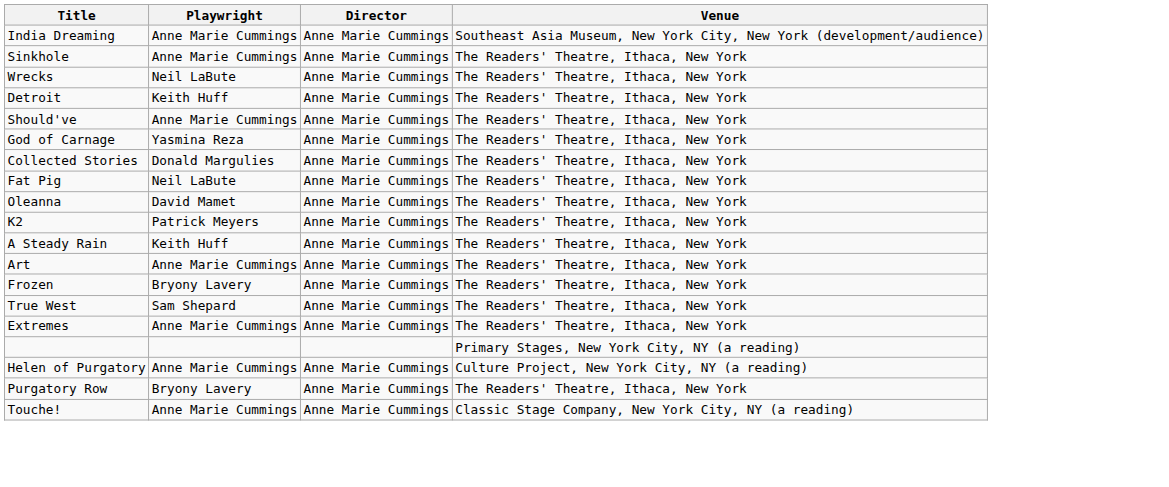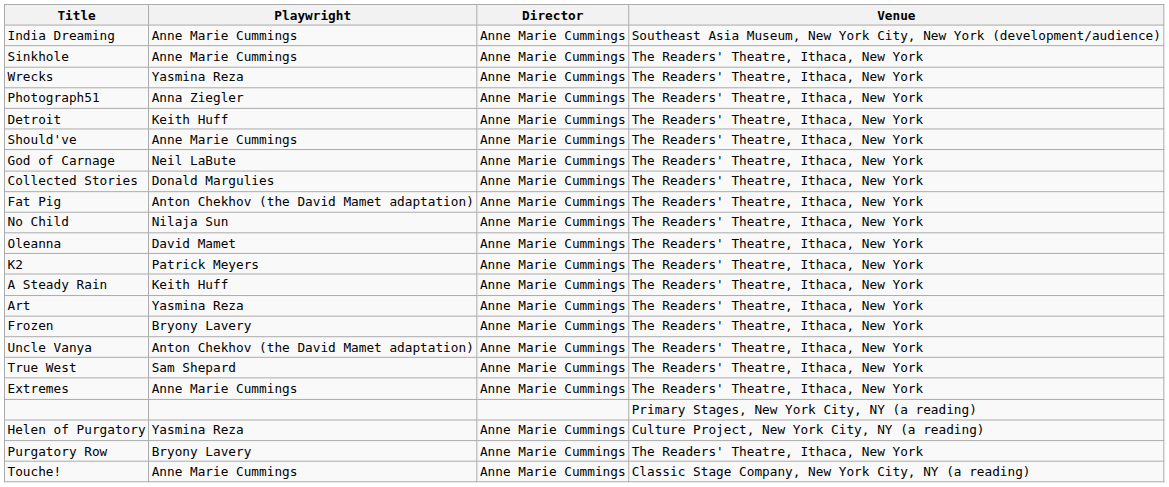(194, 77) Neil LaBute -> (198, 77) Yasmina Reza
+ row: (54, 98)
(198, 139) Yasmina Reza -> (194, 160) Neil LaBute
(194, 181) Neil LaBute -> (313, 202) Anton Chekhov (the David Mamet adaptation)
+ row: (38, 223)
(225, 264) Anne Marie Cummings -> (198, 306) Yasmina Reza
+ row: (50, 347)
(225, 368) Anne Marie Cummings -> (198, 430) Yasmina Reza
